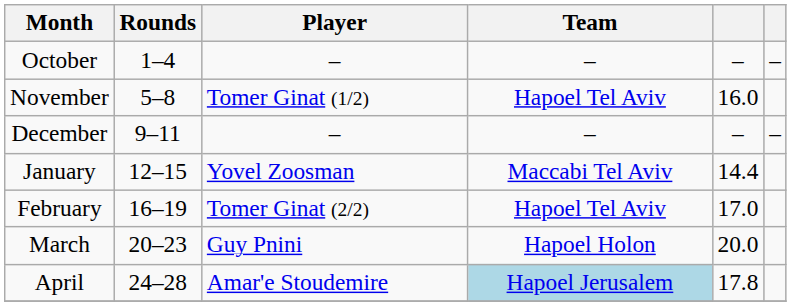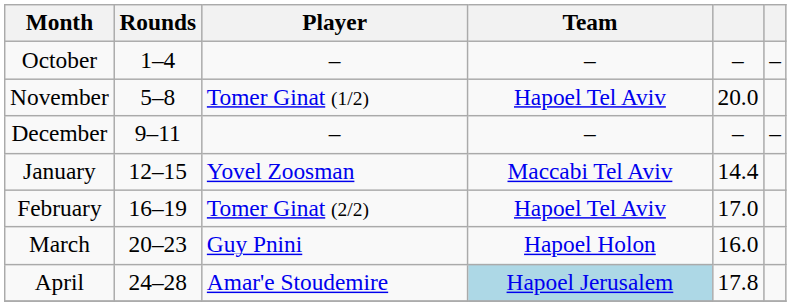(738, 97) 16.0 -> (738, 97) 20.0
(738, 245) 20.0 -> (738, 245) 16.0
